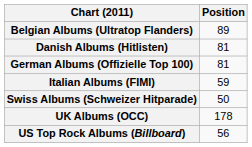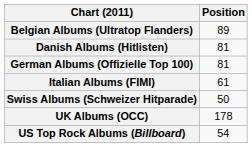(223, 82) 59 -> (223, 82) 61
(223, 133) 56 -> (223, 133) 54
